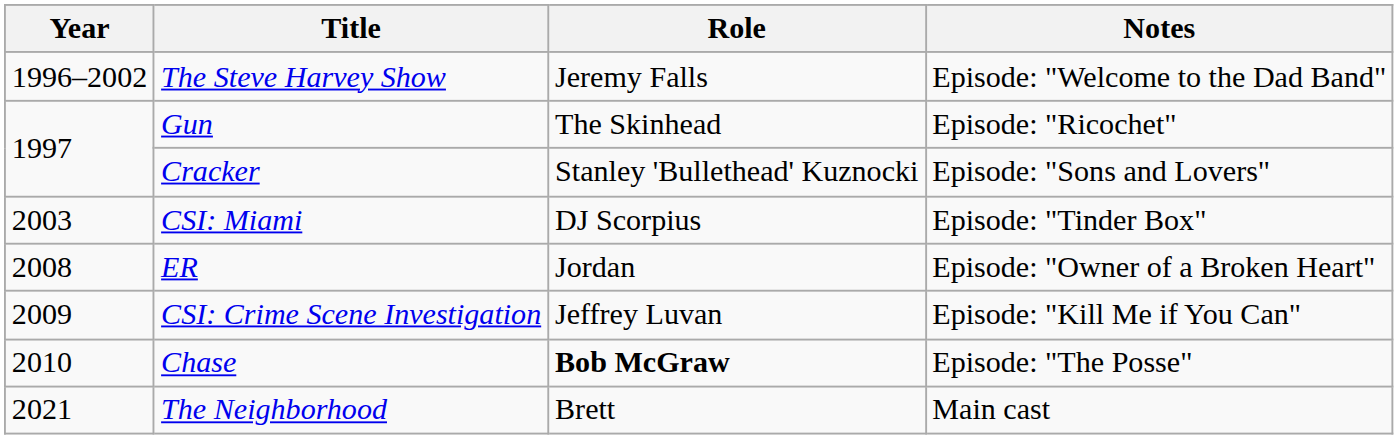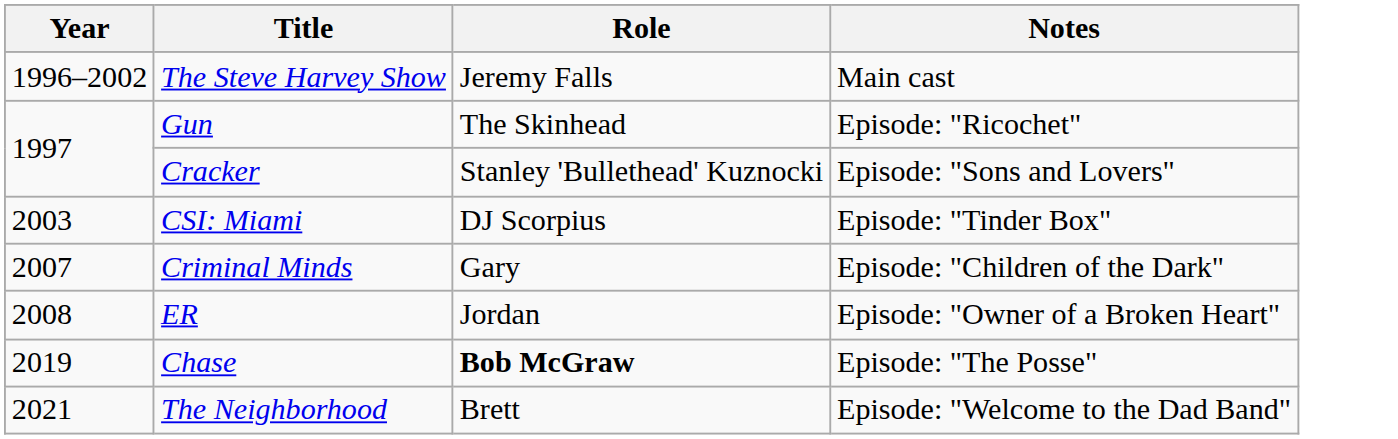(1159, 76) Episode: "Welcome to the Dad Band" -> (896, 76) Main cast
+ row: (257, 266)
- row: (351, 314)
(42, 362) 2010 -> (42, 362) 2019
(991, 409) Main cast -> (1064, 409) Episode: "Welcome to the Dad Band"
